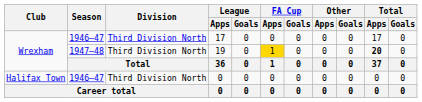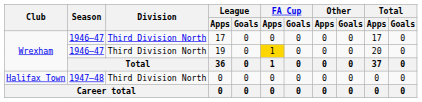(87, 51) 1947–48 -> (87, 51) 1946–47
(377, 51) bold -> (377, 51) normal
(87, 78) 1946–47 -> (87, 78) 1947–48
